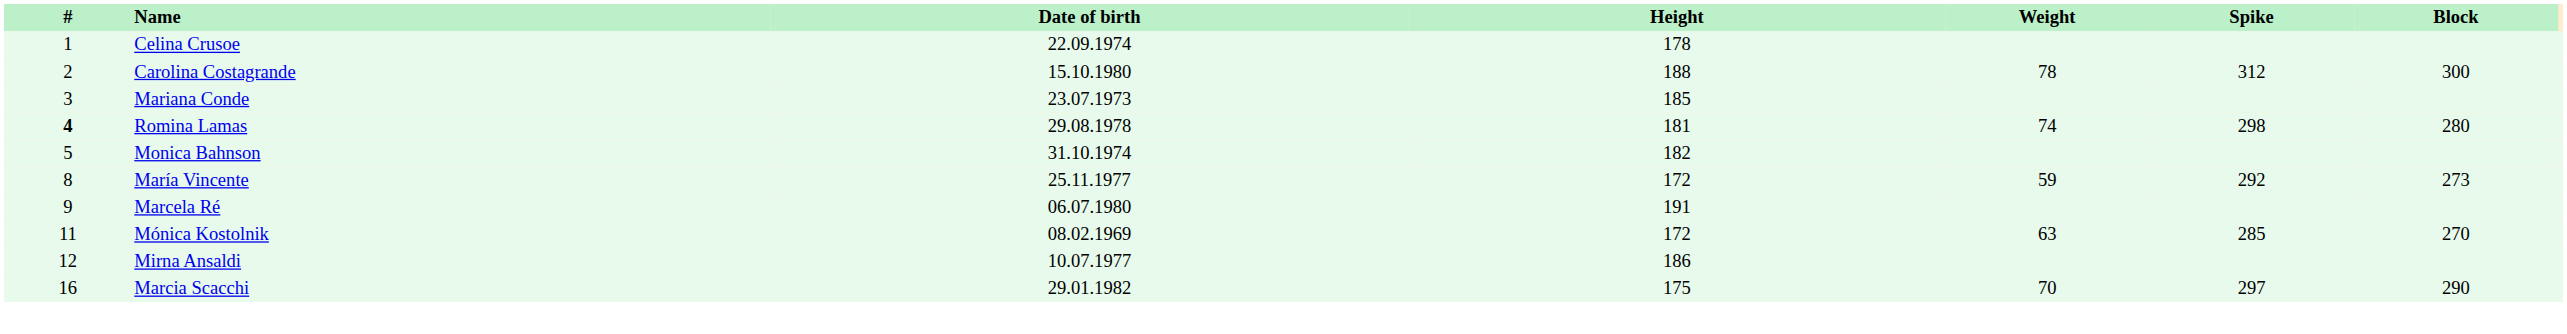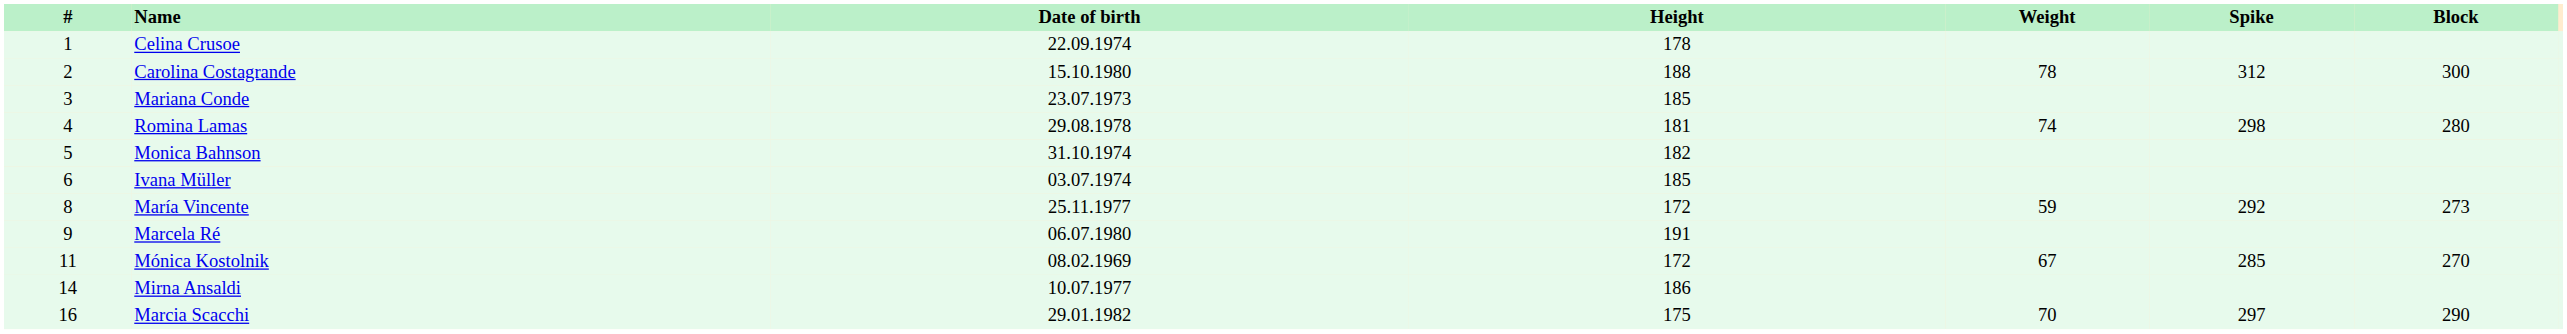(68, 125) bold -> (68, 125) normal
+ row: (182, 179)
(2047, 234) 63 -> (2047, 261) 67
(68, 261) 12 -> (68, 288) 14
